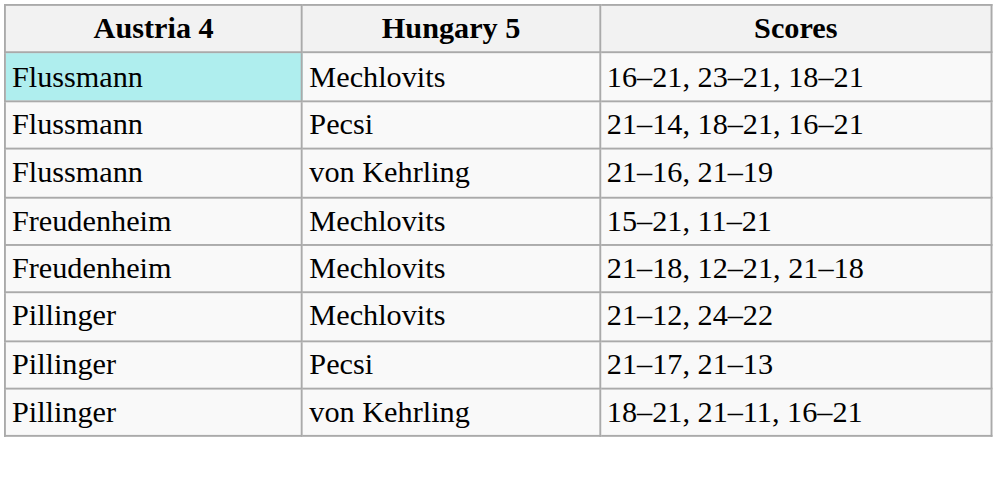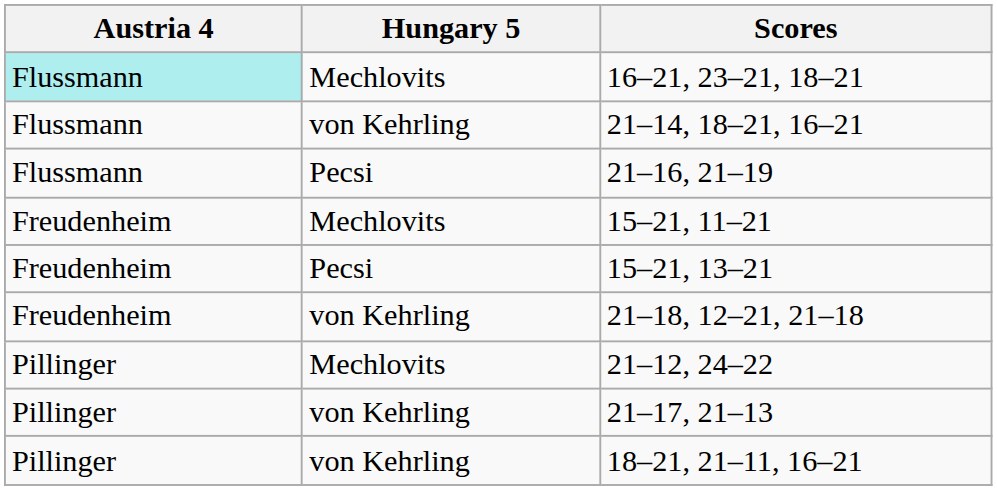(341, 124) Pecsi -> (390, 124) von Kehrling
(390, 172) von Kehrling -> (341, 172) Pecsi
+ row: (690, 268)
(377, 268) Mechlovits -> (390, 316) von Kehrling
(341, 364) Pecsi -> (390, 412) von Kehrling
